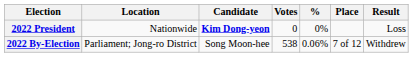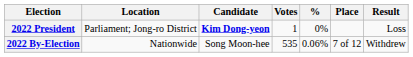(173, 28) Nationwide -> (141, 28) Parliament; Jong-ro District
(295, 28) 0 -> (295, 28) 1
(141, 44) Parliament; Jong-ro District -> (173, 44) Nationwide
(290, 44) 538 -> (290, 44) 535
